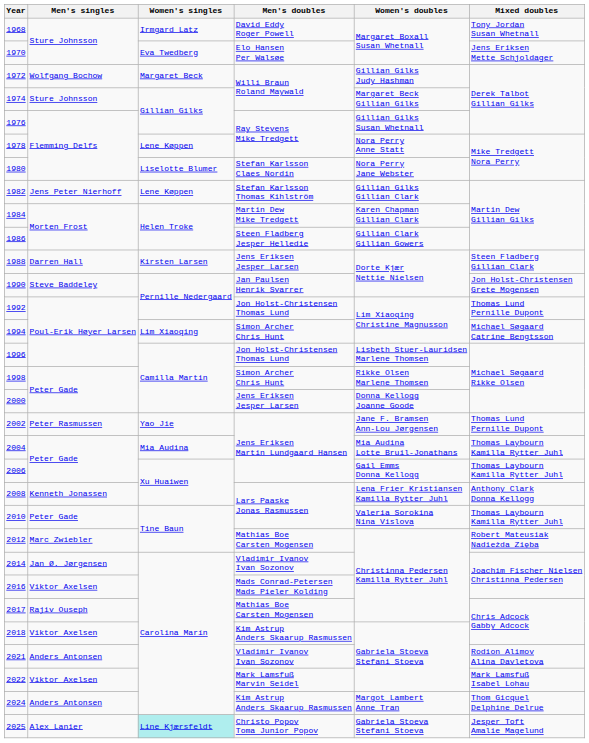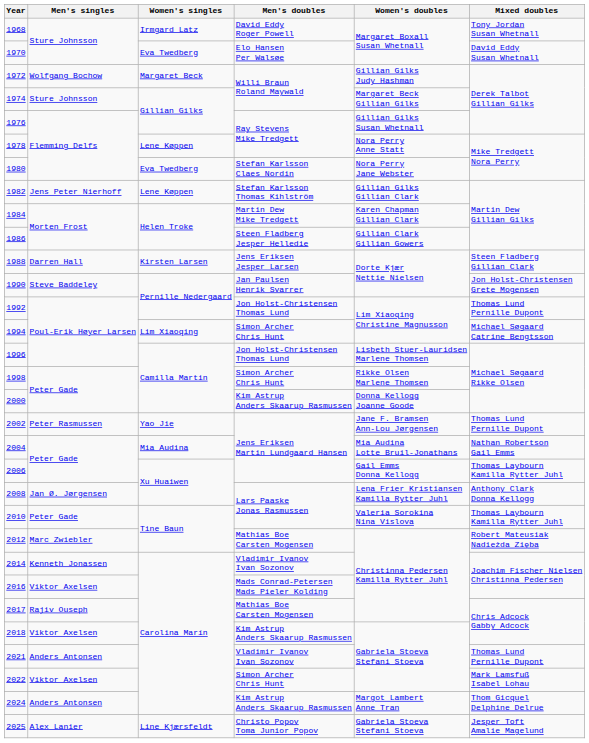(512, 52) Jens Eriksen Mette Schjoldager -> (505, 52) David Eddy Susan Whetnall
(179, 169) Liselotte Blumer -> (169, 169) Eva Twedberg
(267, 401) Jens Eriksen Jesper Larsen -> (294, 401) Kim Astrup Anders Skaarup Rasmussen
(517, 447) Thomas Laybourn Kamilla Rytter Juhl -> (510, 447) Nathan Robertson Gail Emms
(68, 494) Kenneth Jonassen -> (68, 494) Jan Ø. Jørgensen
(68, 563) Jan Ø. Jørgensen -> (68, 563) Kenneth Jonassen
(507, 656) Rodion Alimov Alina Davletova -> (507, 656) Thomas Lund Pernille Dupont
(267, 679) Mark Lamsfuß Marvin Seidel -> (265, 679) Simon Archer Chris Hunt
(176, 726) paleturquoise background -> (176, 726) no background
